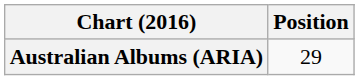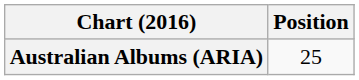(311, 56) 29 -> (311, 56) 25
